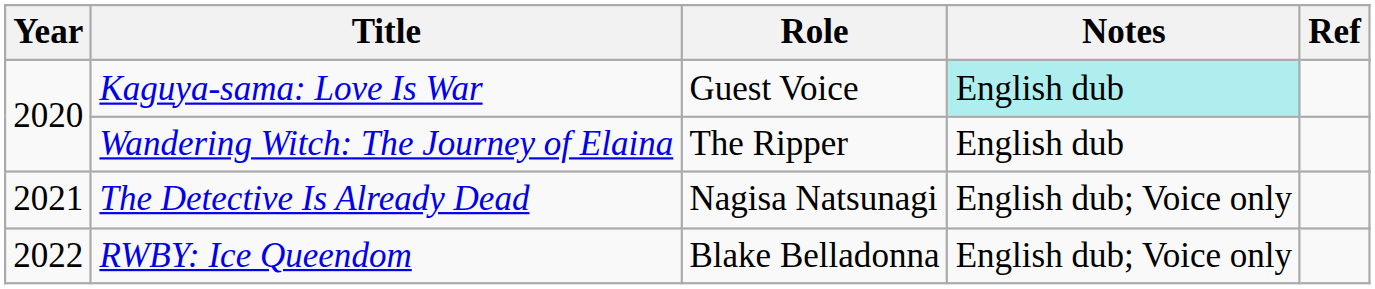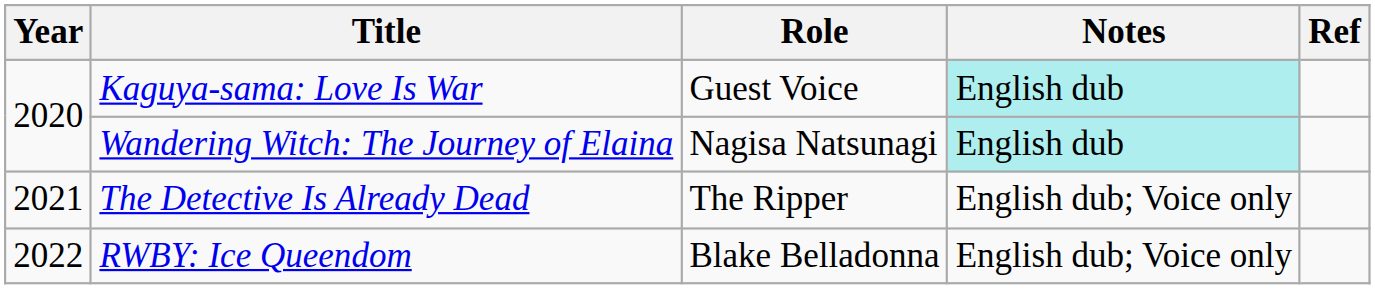(769, 143) The Ripper -> (814, 143) Nagisa Natsunagi
(1040, 143) no background -> (1040, 143) paleturquoise background
(814, 198) Nagisa Natsunagi -> (769, 198) The Ripper
